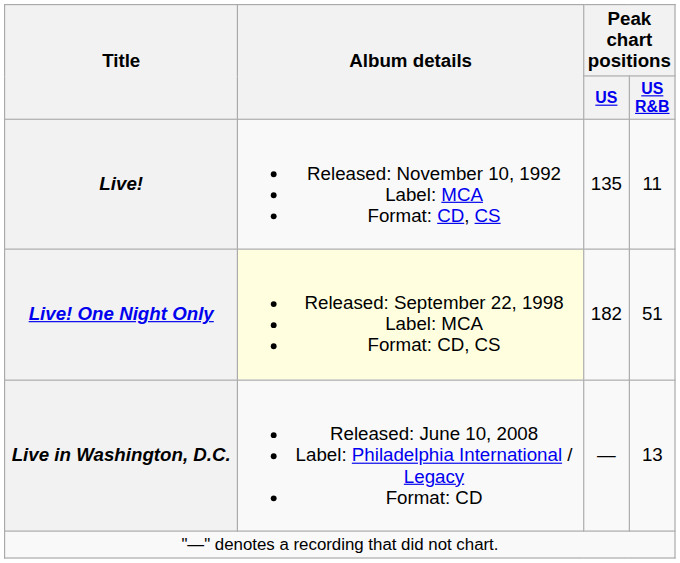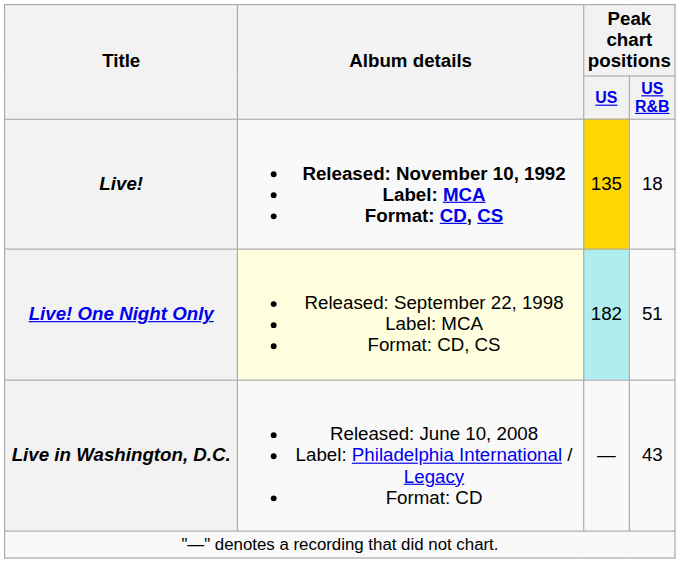(411, 195) normal -> (411, 195) bold
(606, 184) no background -> (606, 184) gold background
(652, 184) 11 -> (652, 184) 18
(606, 314) no background -> (606, 314) paleturquoise background
(652, 455) 13 -> (652, 455) 43
